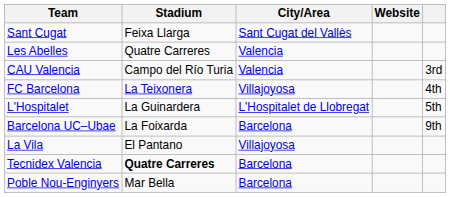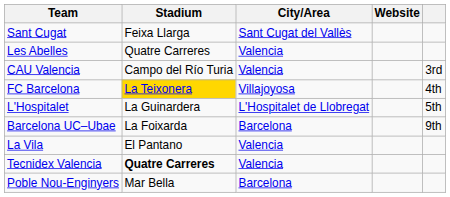(158, 88) no background -> (158, 88) gold background
(267, 145) Villajoyosa -> (261, 145) Valencia
(265, 164) Barcelona -> (261, 164) Valencia
